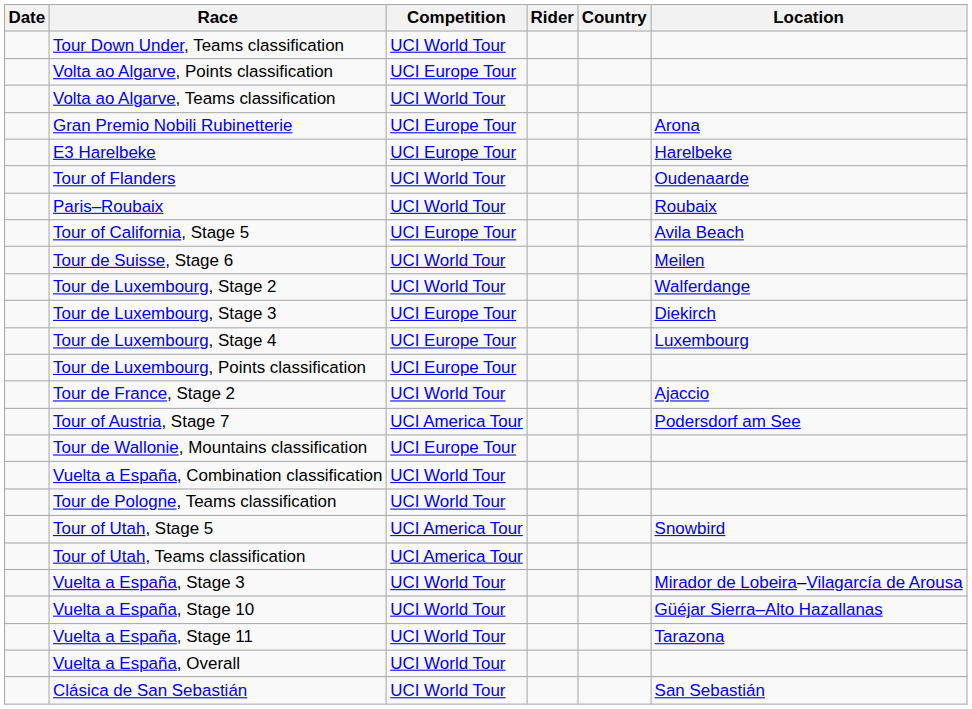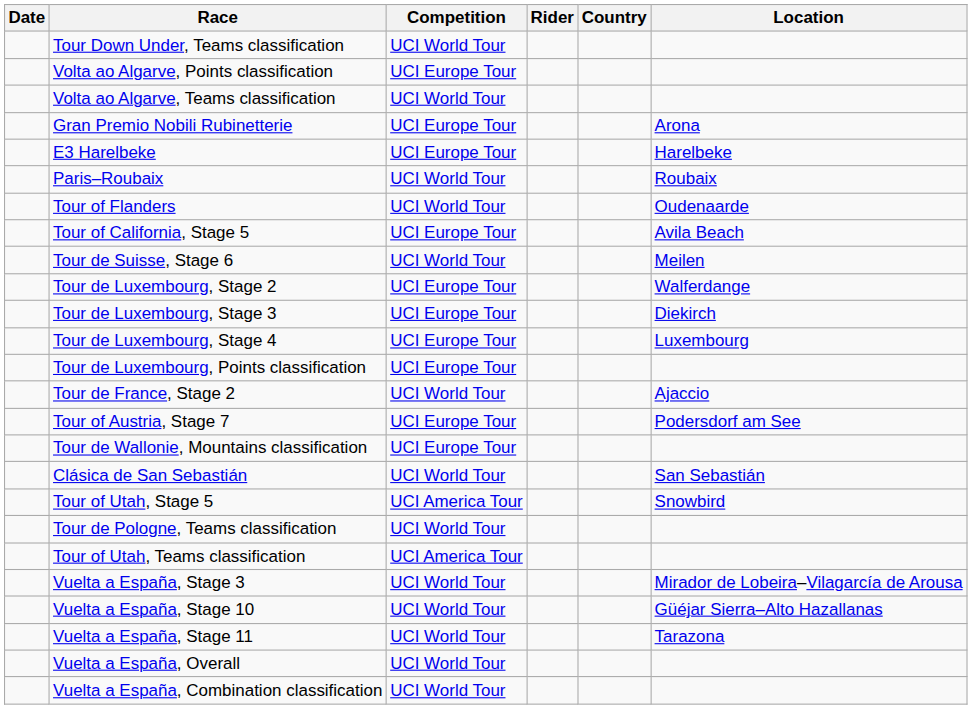rows swapped: (114, 179) <-> (108, 206)
(448, 286) UCI World Tour -> (453, 286) UCI Europe Tour
(456, 421) UCI America Tour -> (453, 421) UCI Europe Tour
rows swapped: (150, 690) <-> (218, 475)
rows swapped: (195, 502) <-> (133, 529)
